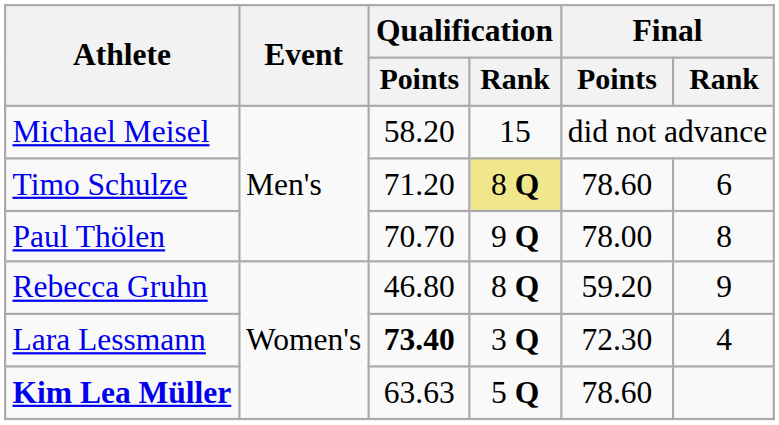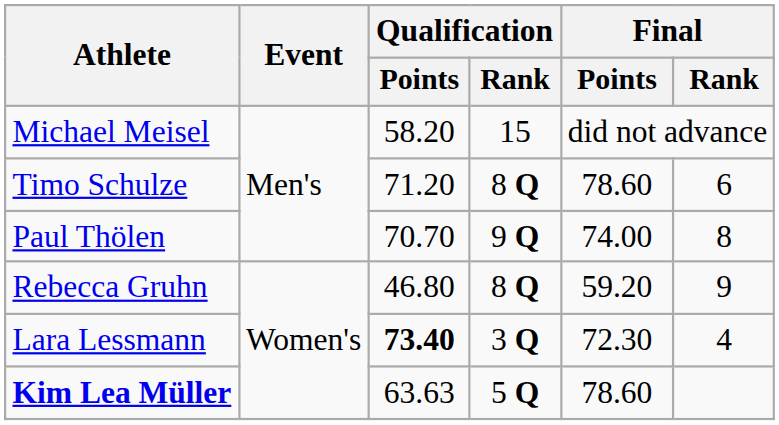(515, 184) khaki background -> (515, 184) no background
(617, 236) 78.00 -> (617, 236) 74.00
